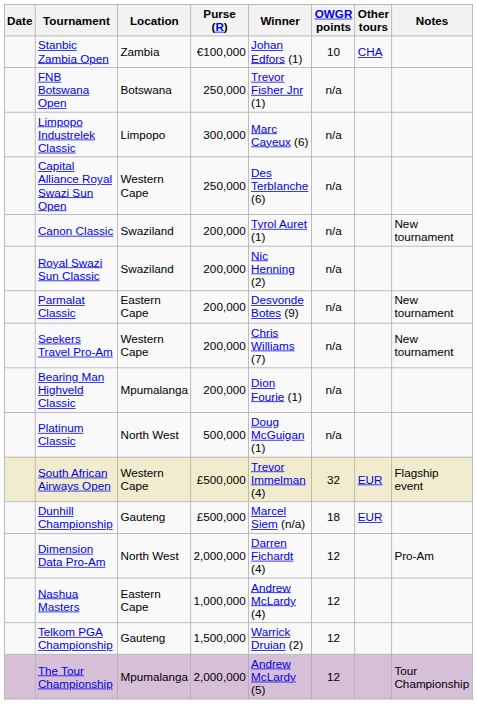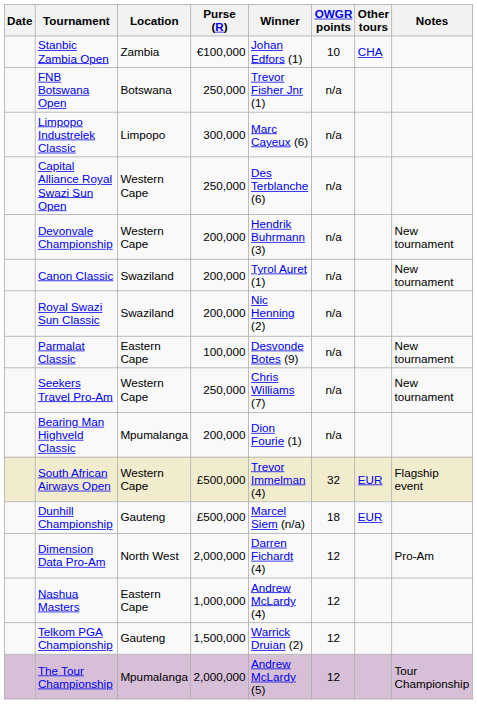+ row: (75, 237)
(225, 307) 200,000 -> (224, 352) 100,000
(225, 345) 200,000 -> (224, 390) 250,000
- row: (61, 435)
